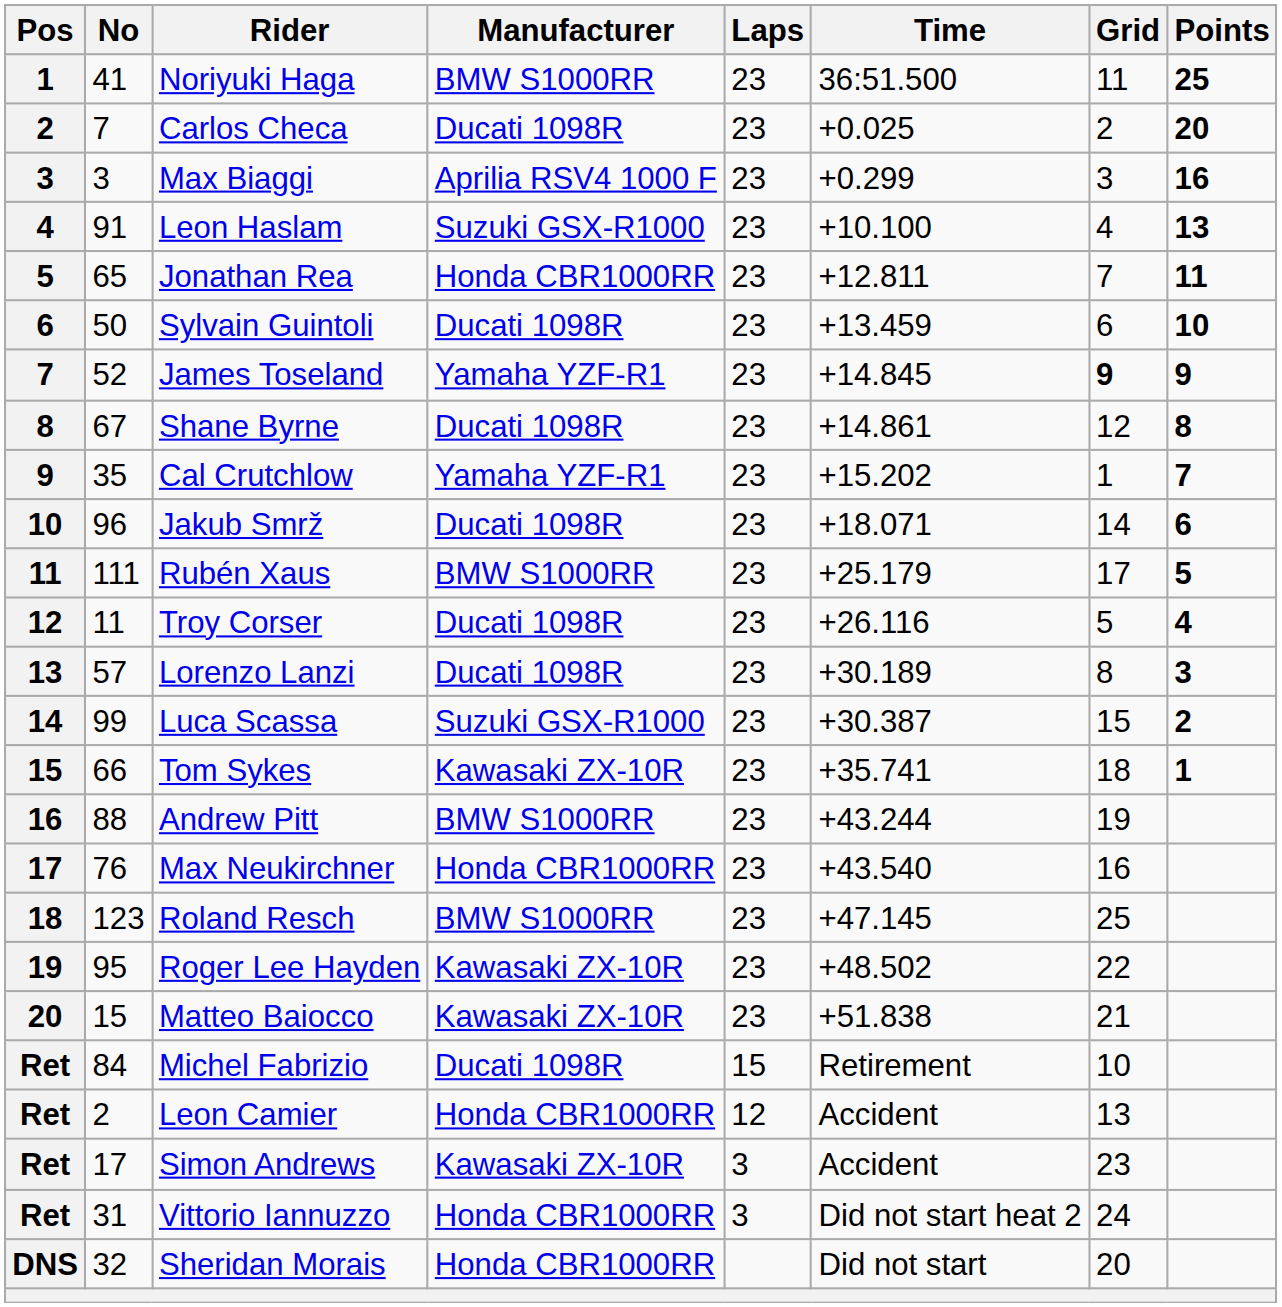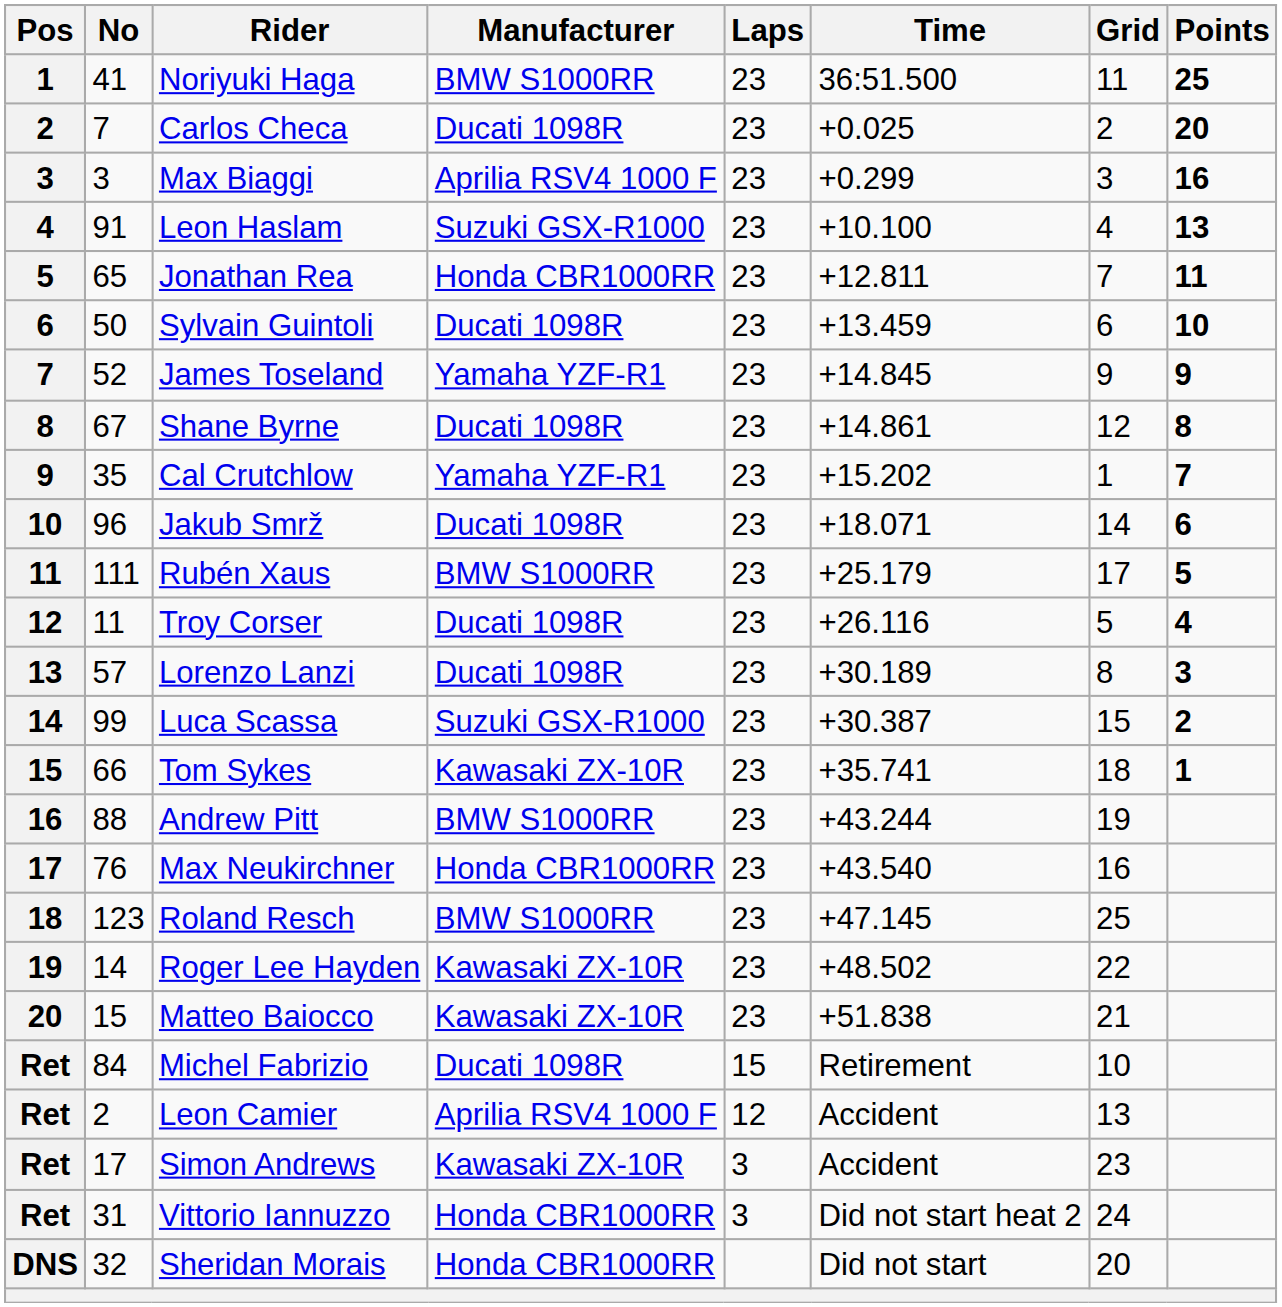(1105, 375) bold -> (1105, 375) normal
(110, 967) 95 -> (110, 967) 14
(575, 1115) Honda CBR1000RR -> (576, 1115) Aprilia RSV4 1000 F
